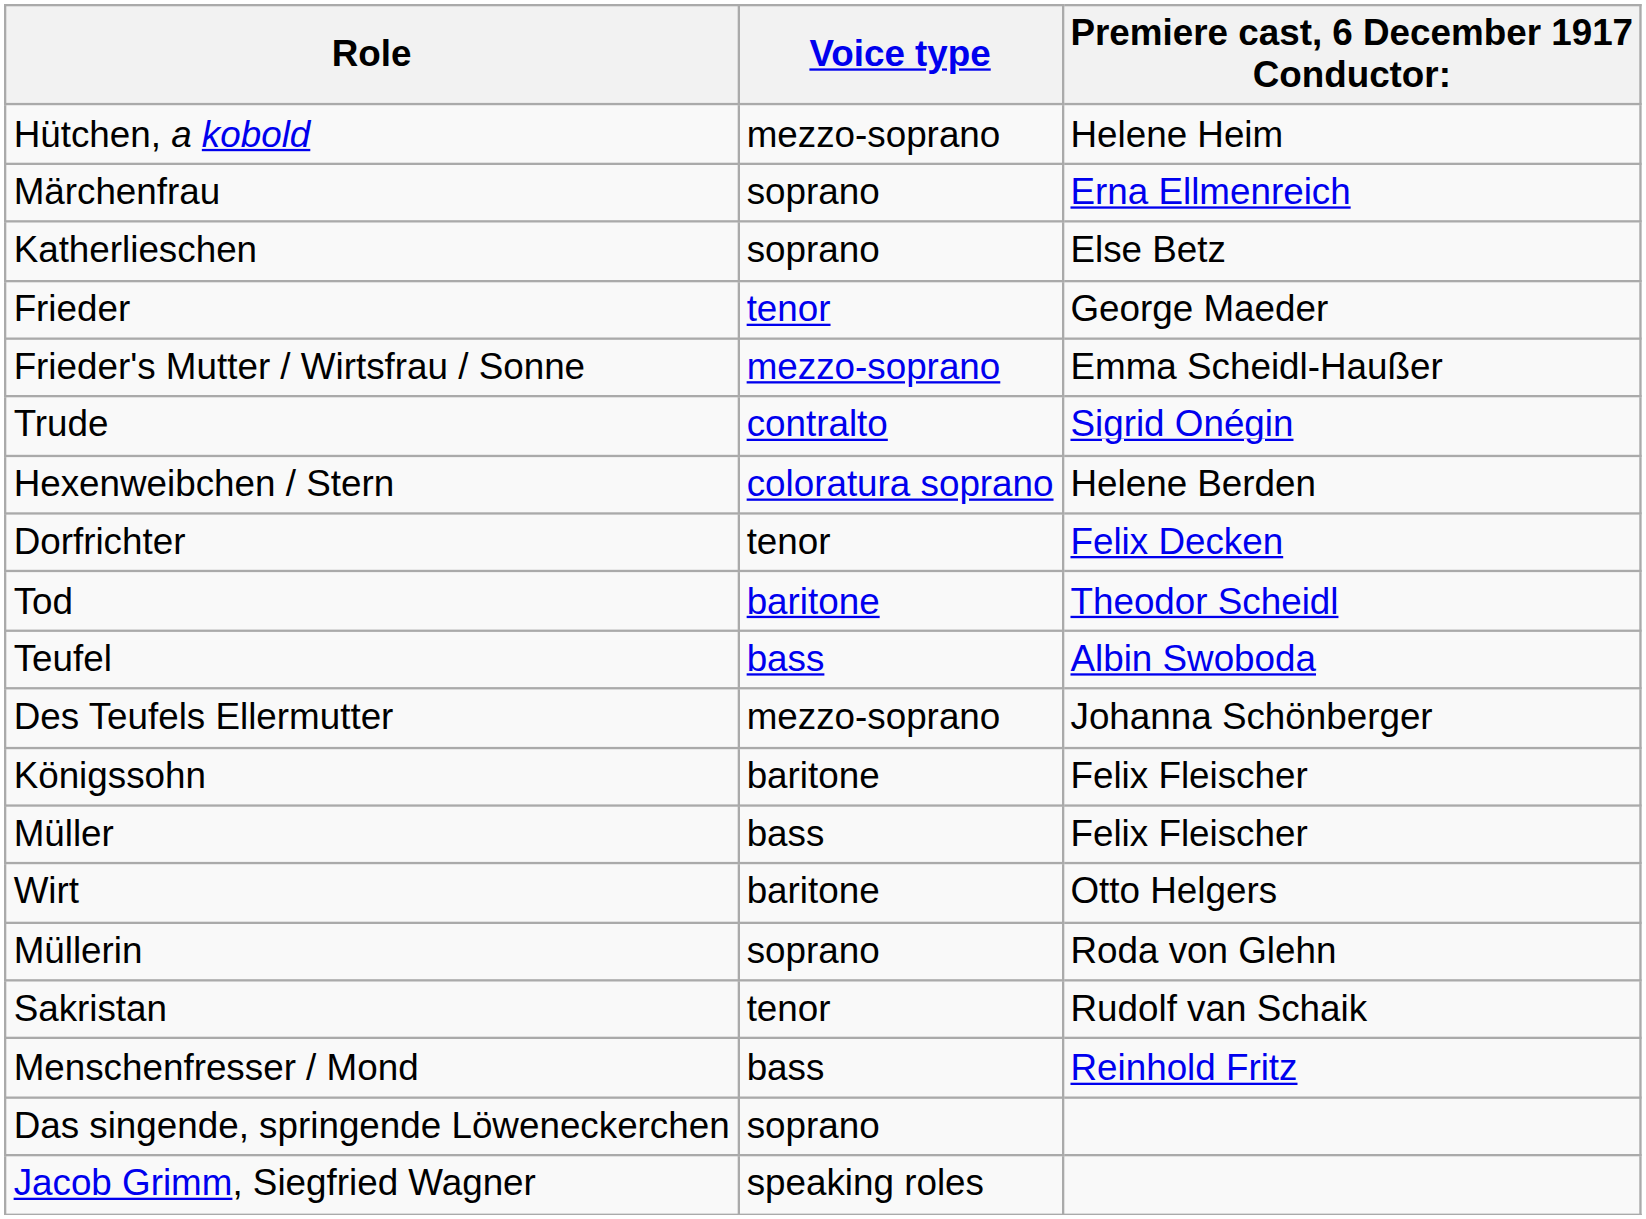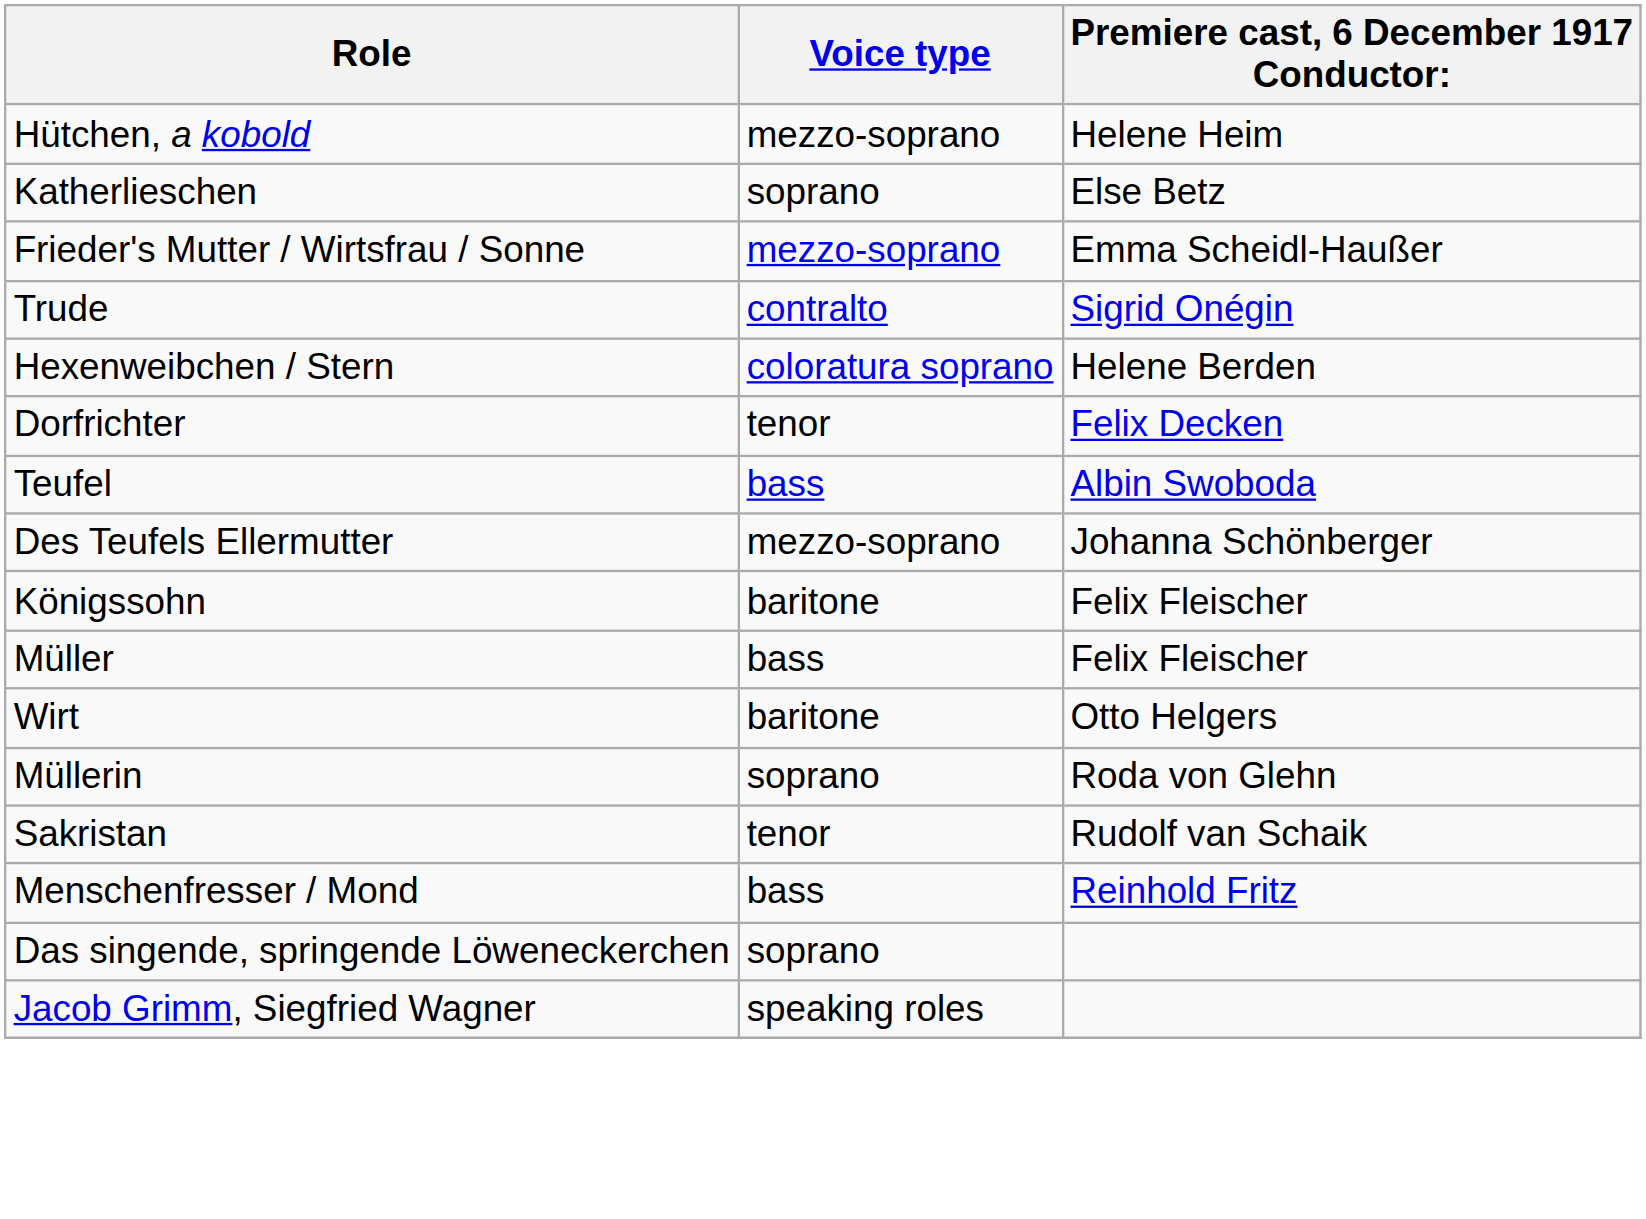- row: (117, 191)
- row: (72, 308)
- row: (43, 600)
